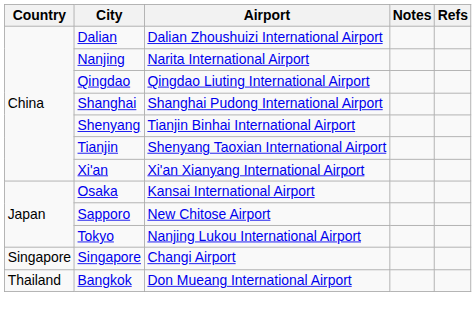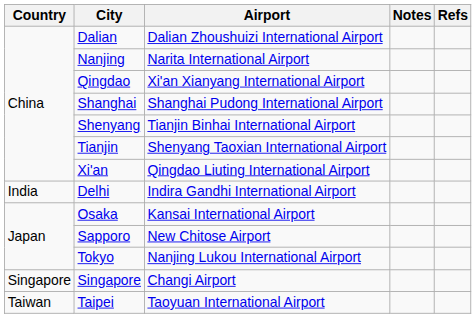(258, 81) Qingdao Liuting International Airport -> (256, 81) Xi'an Xianyang International Airport
(256, 170) Xi'an Xianyang International Airport -> (258, 170) Qingdao Liuting International Airport
+ row: (93, 192)
+ row: (96, 302)
- row: (105, 280)
